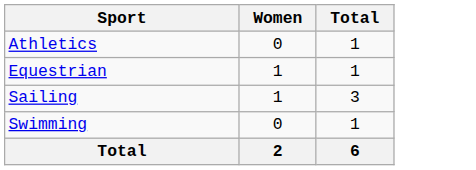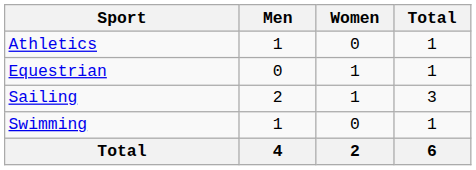+ column: (278, 18)
